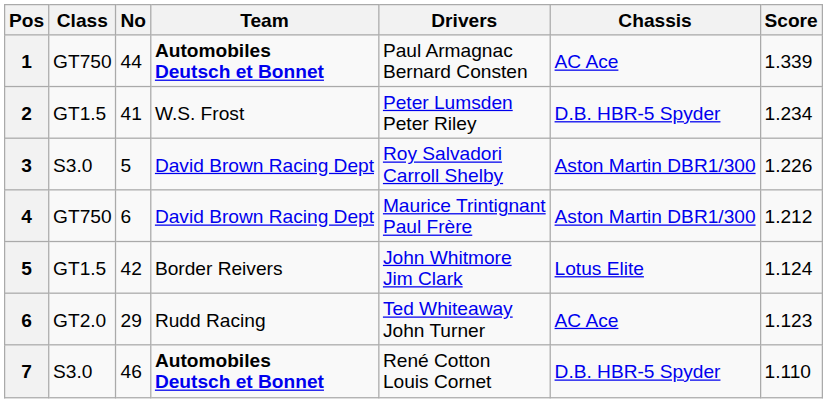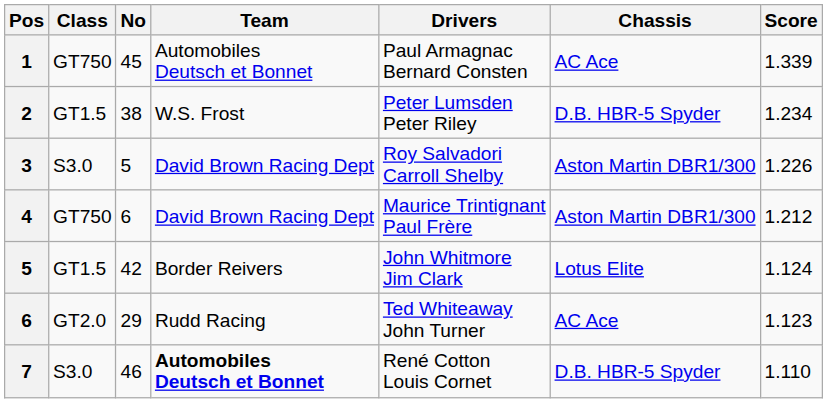(131, 61) 44 -> (131, 61) 45
(239, 61) bold -> (234, 61) normal
(131, 113) 41 -> (131, 113) 38
